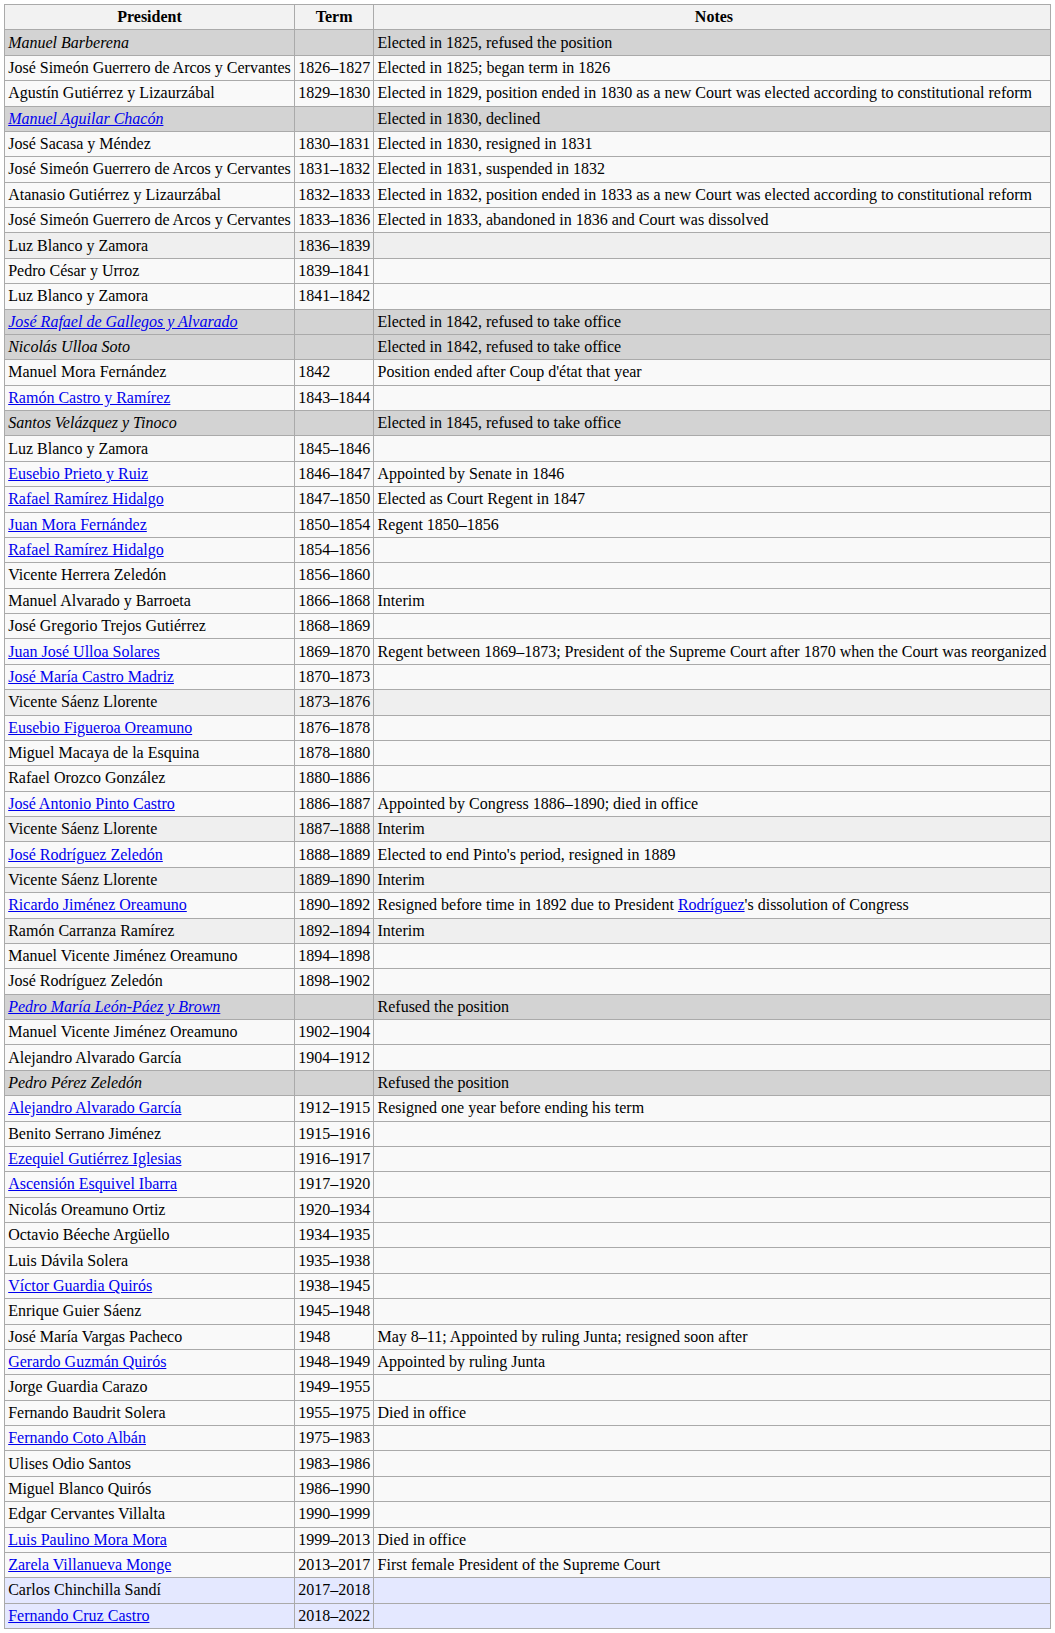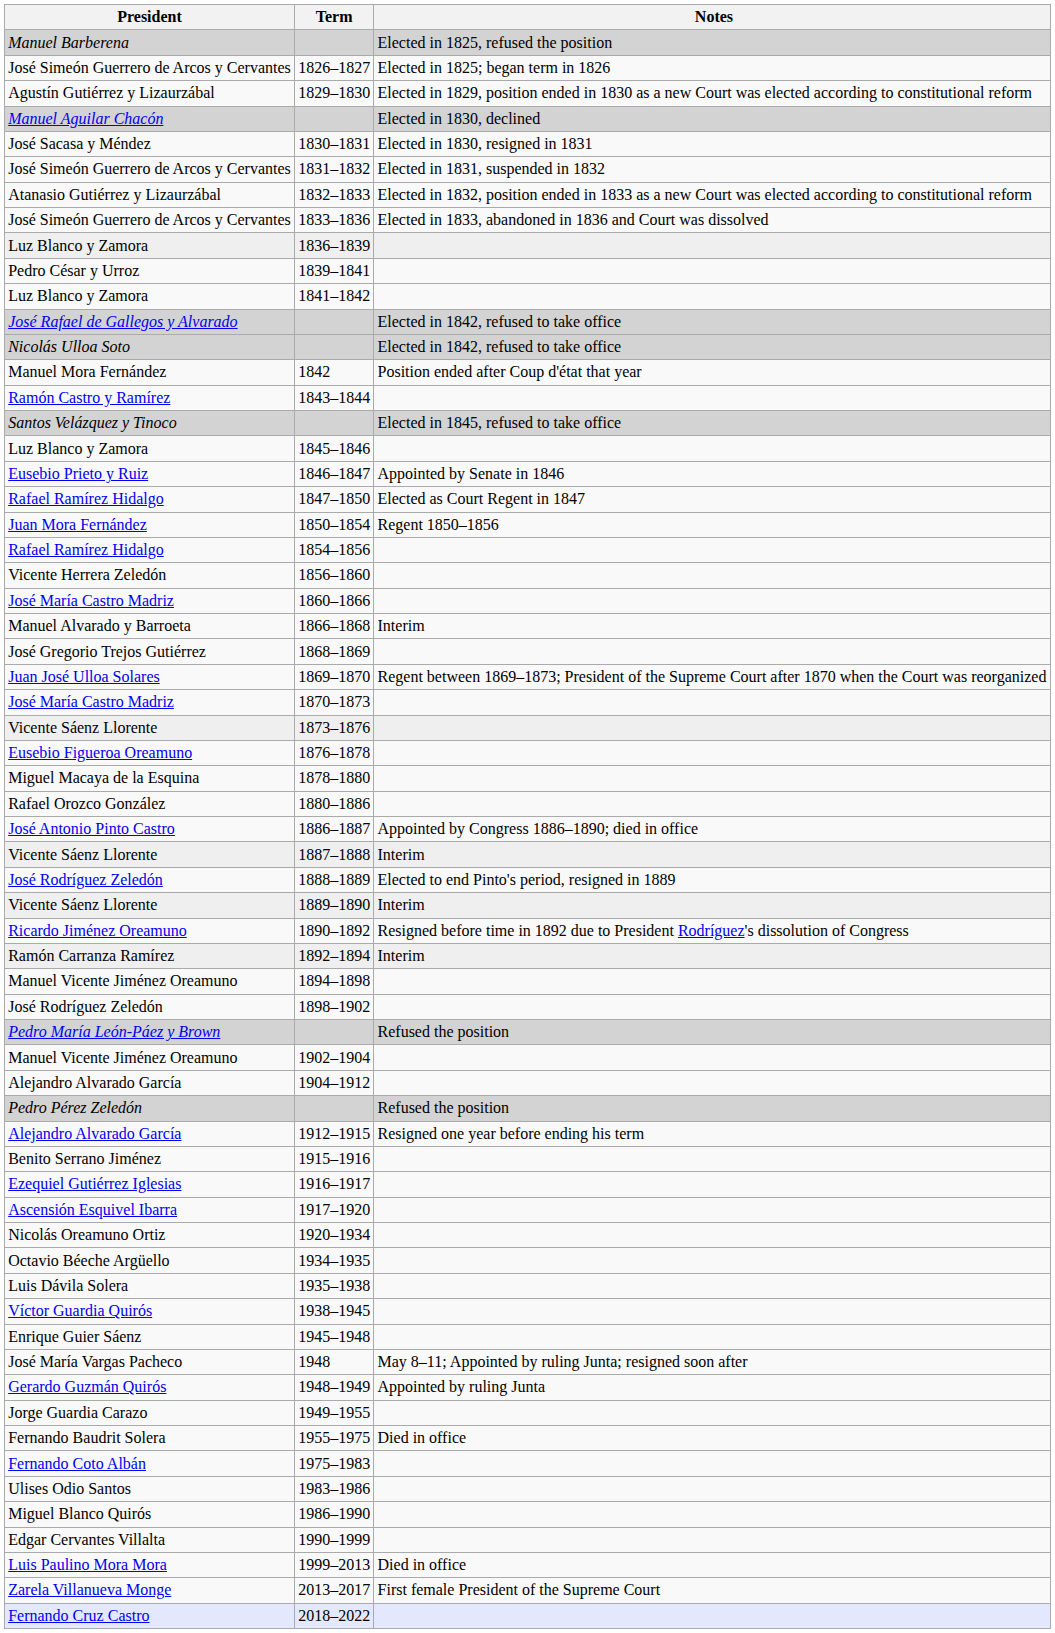+ row: (91, 600)
- row: (85, 1590)
